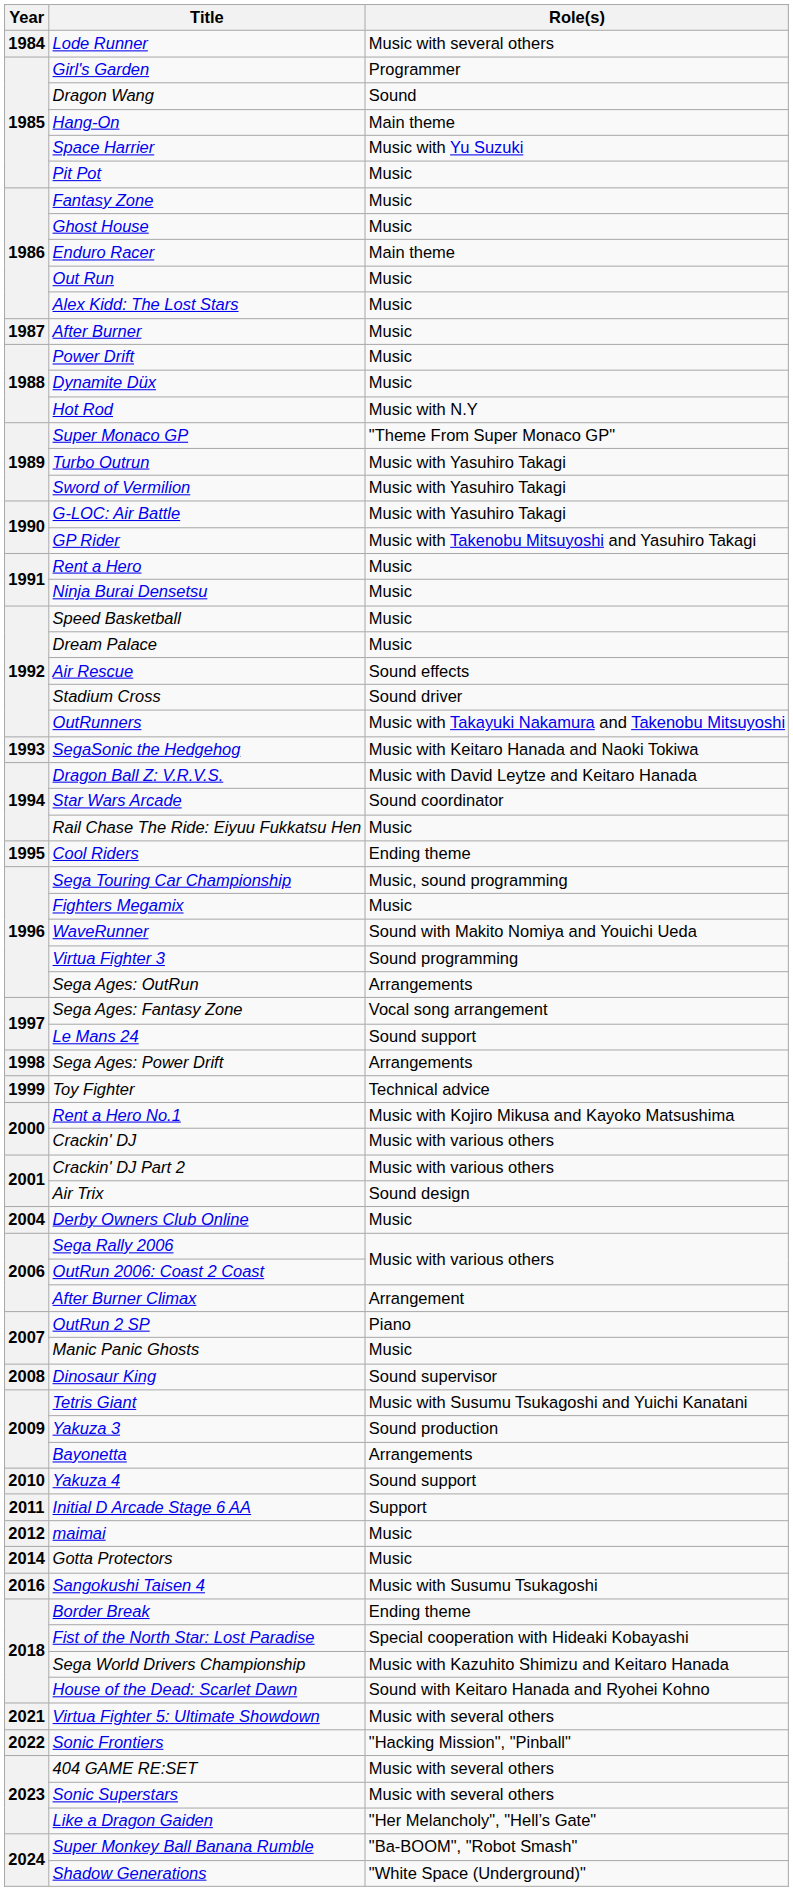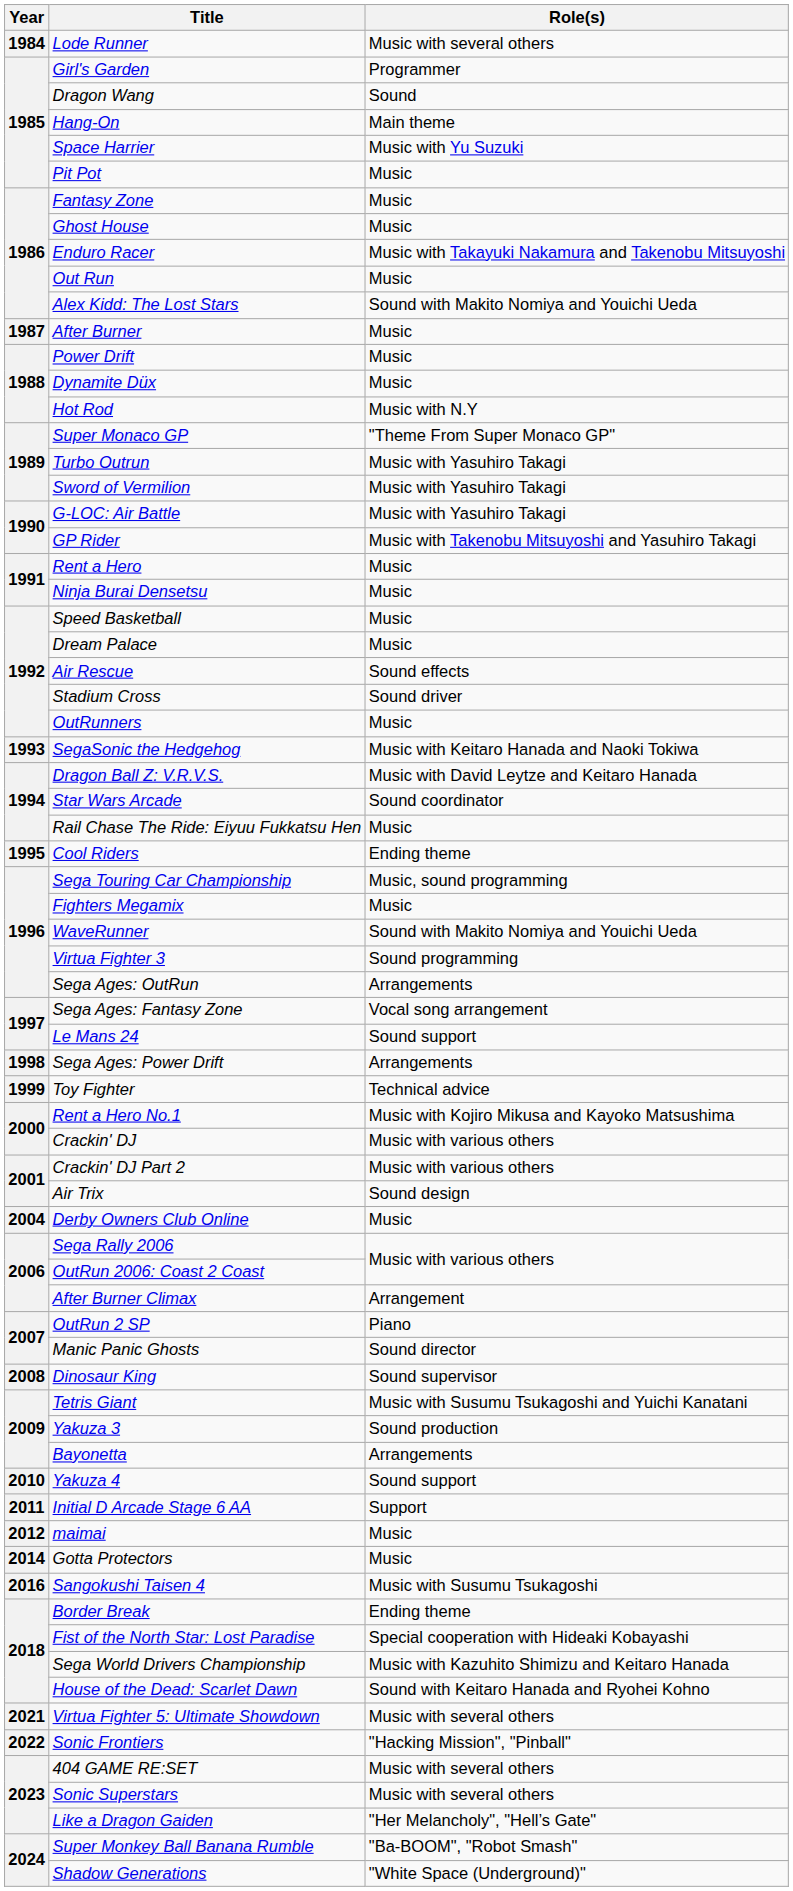(412, 252) Main theme -> (577, 252) Music with Takayuki Nakamura and Takenobu Mitsuyoshi
(390, 305) Music -> (533, 305) Sound with Makito Nomiya and Youichi Ueda
(577, 723) Music with Takayuki Nakamura and Takenobu Mitsuyoshi -> (390, 723) Music
(390, 1350) Music -> (422, 1350) Sound director
